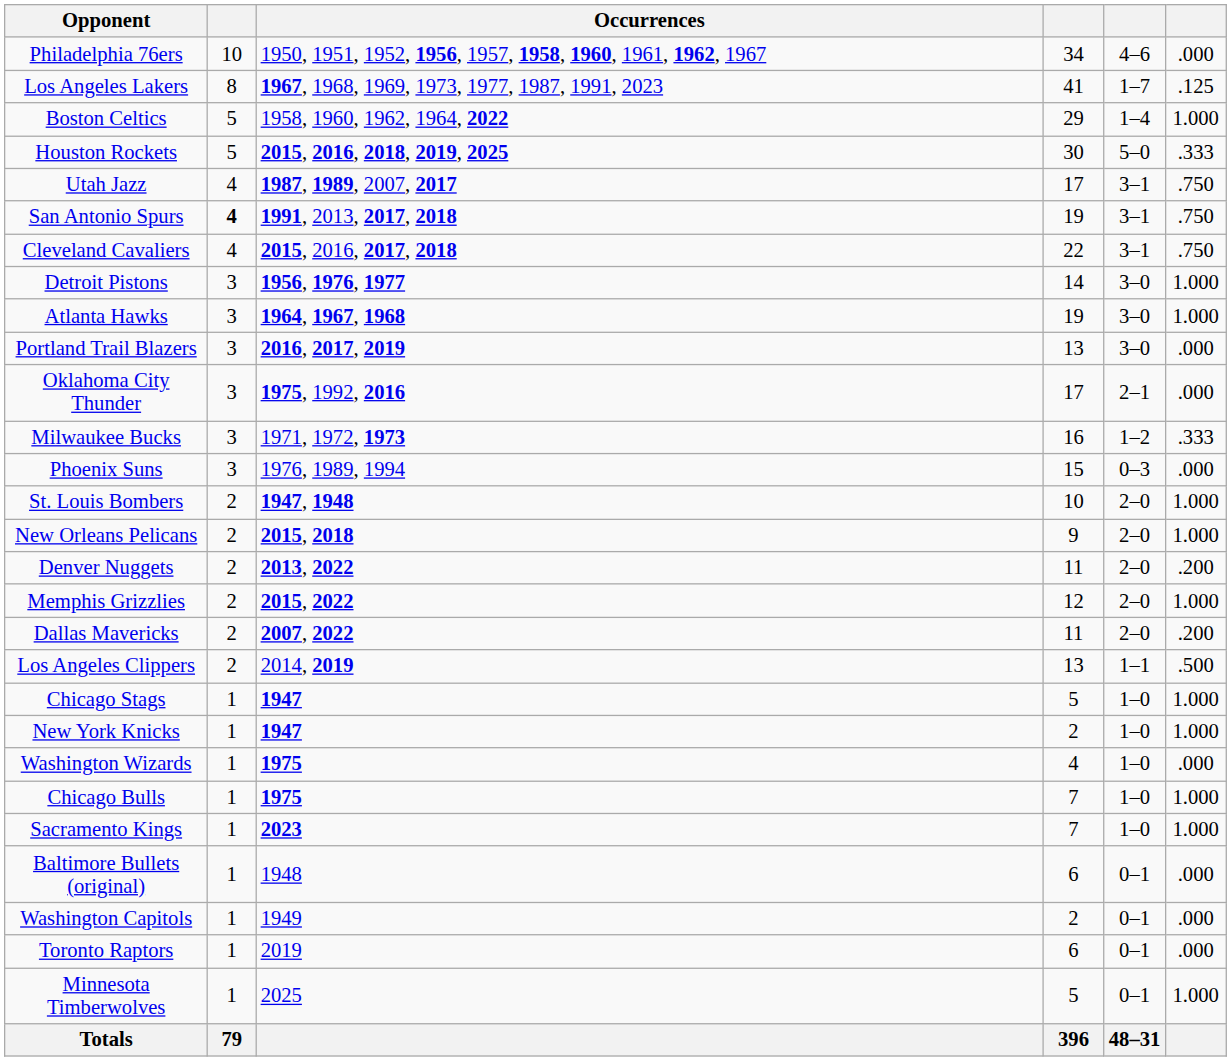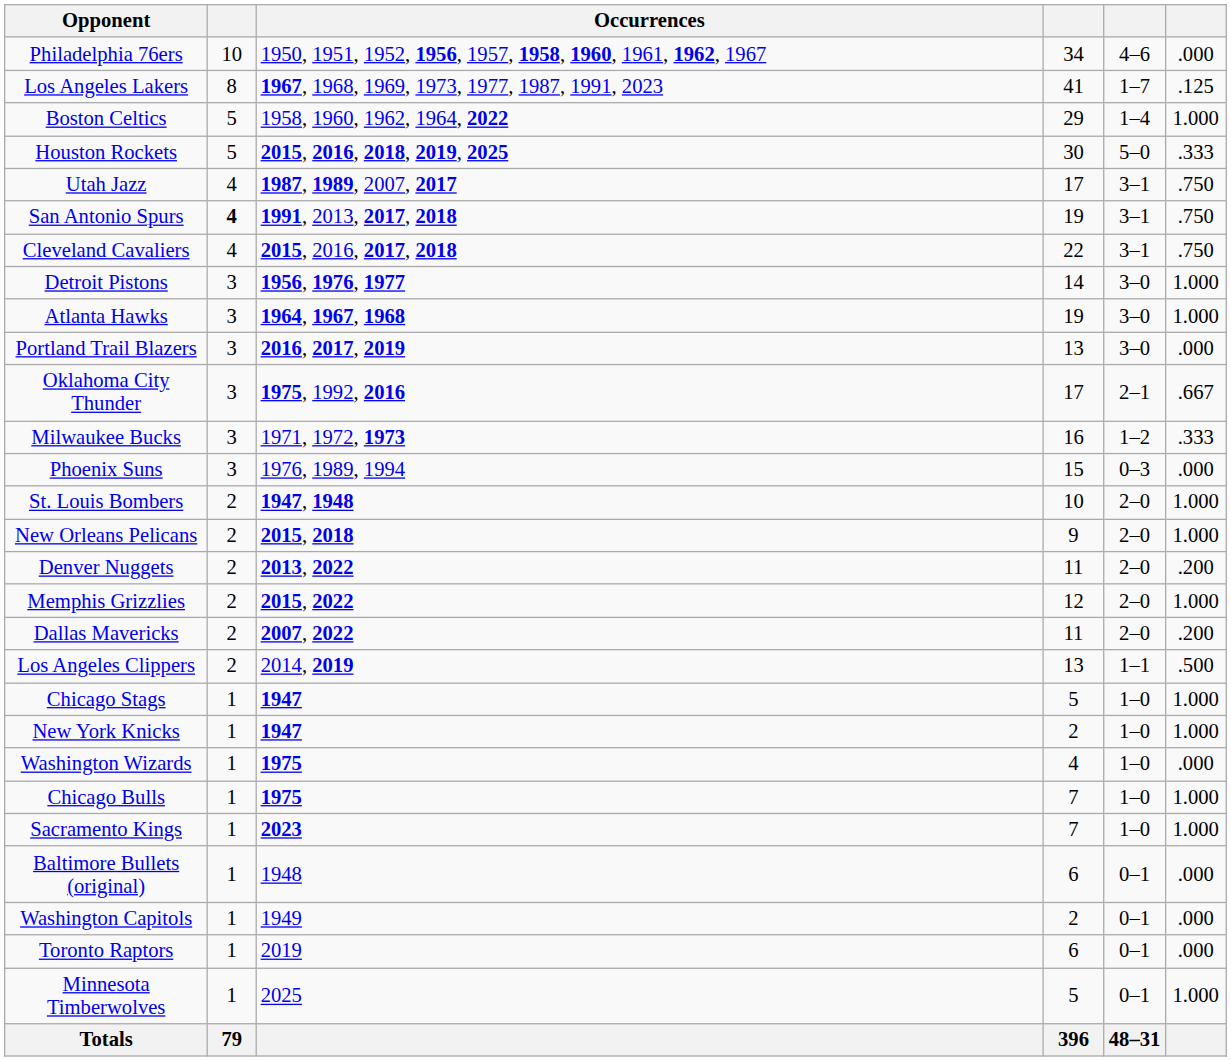(1196, 392) .000 -> (1196, 392) .667
